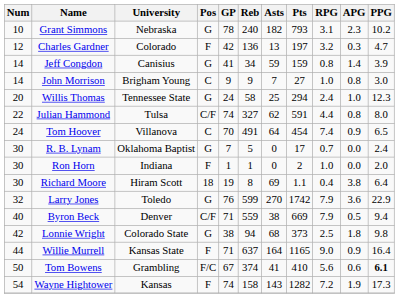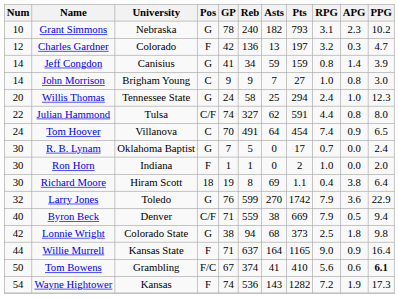(250, 285) 158 -> (250, 285) 536
